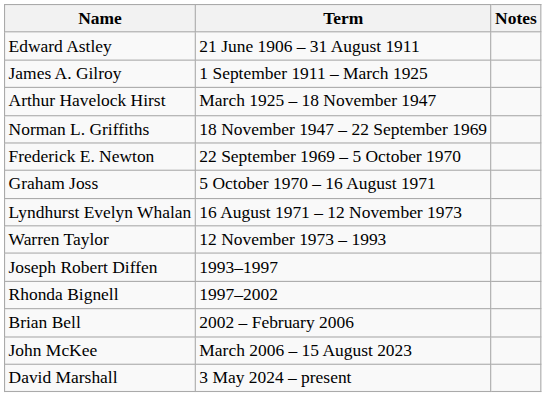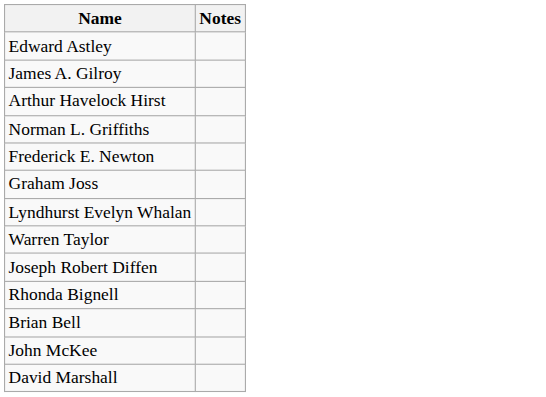- column: (343, 18)
